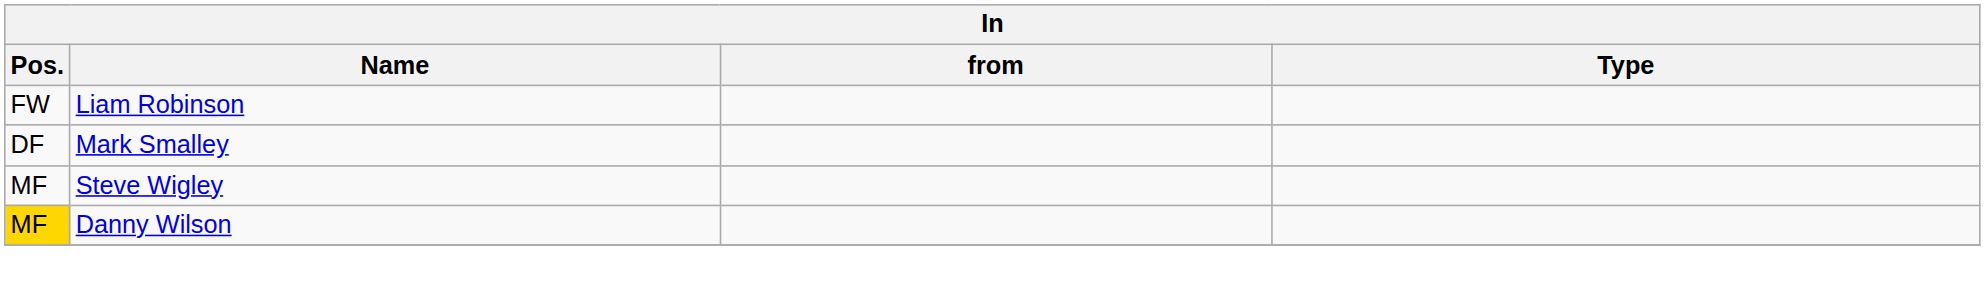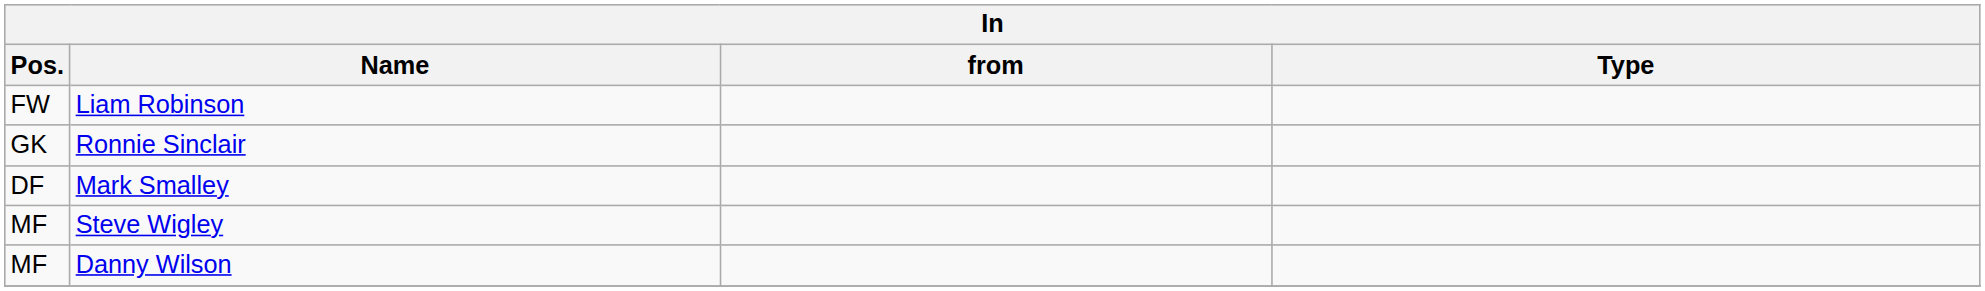+ row: (161, 144)
(29, 225) gold background -> (29, 265) no background
